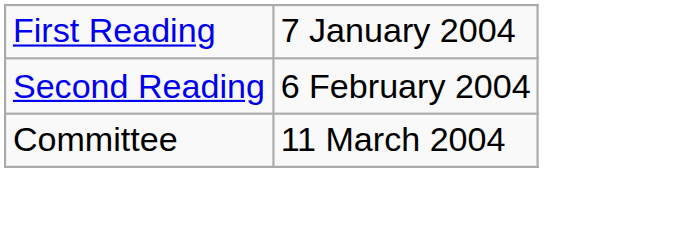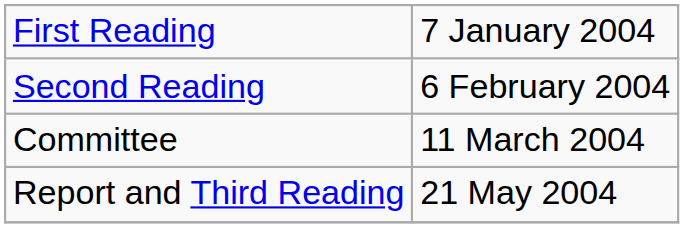+ row: (209, 193)
